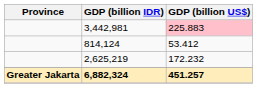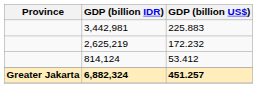(186, 28) pink background -> (186, 28) no background
rows swapped: (106, 59) <-> (102, 43)
